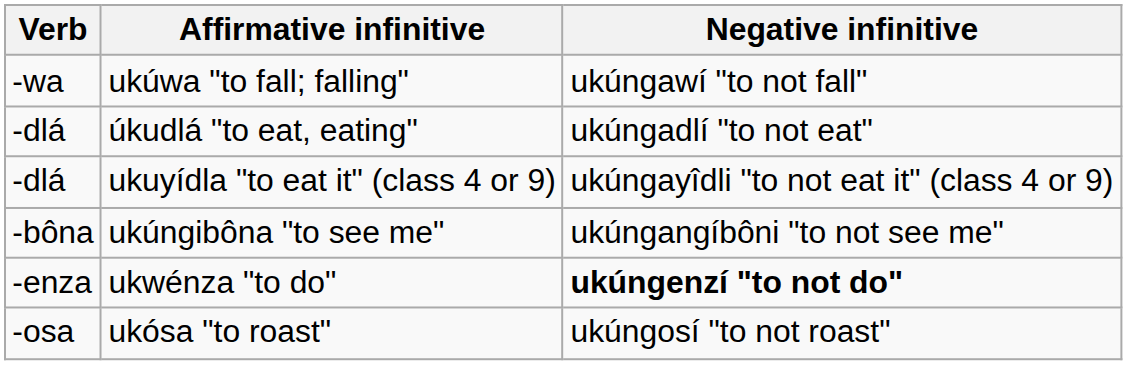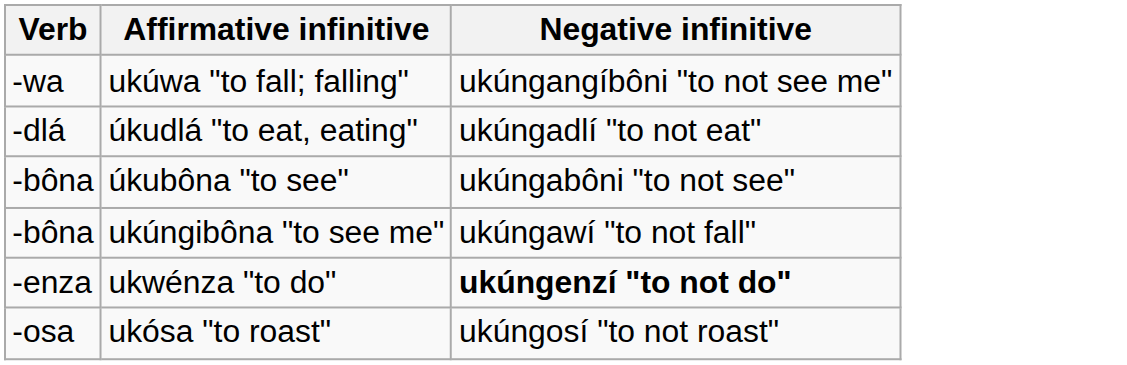(719, 80) ukúngawí "to not fall" -> (676, 80) ukúngangíbôni "to not see me"
- row: (332, 181)
+ row: (229, 181)
(787, 231) ukúngangíbôni "to not see me" -> (608, 231) ukúngawí "to not fall"
